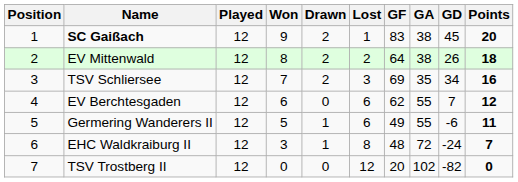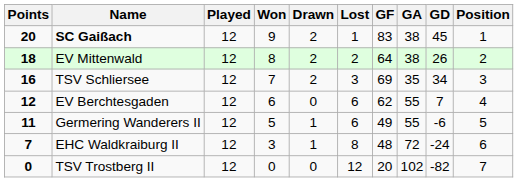columns swapped: (34, 15) <-> (489, 15)
